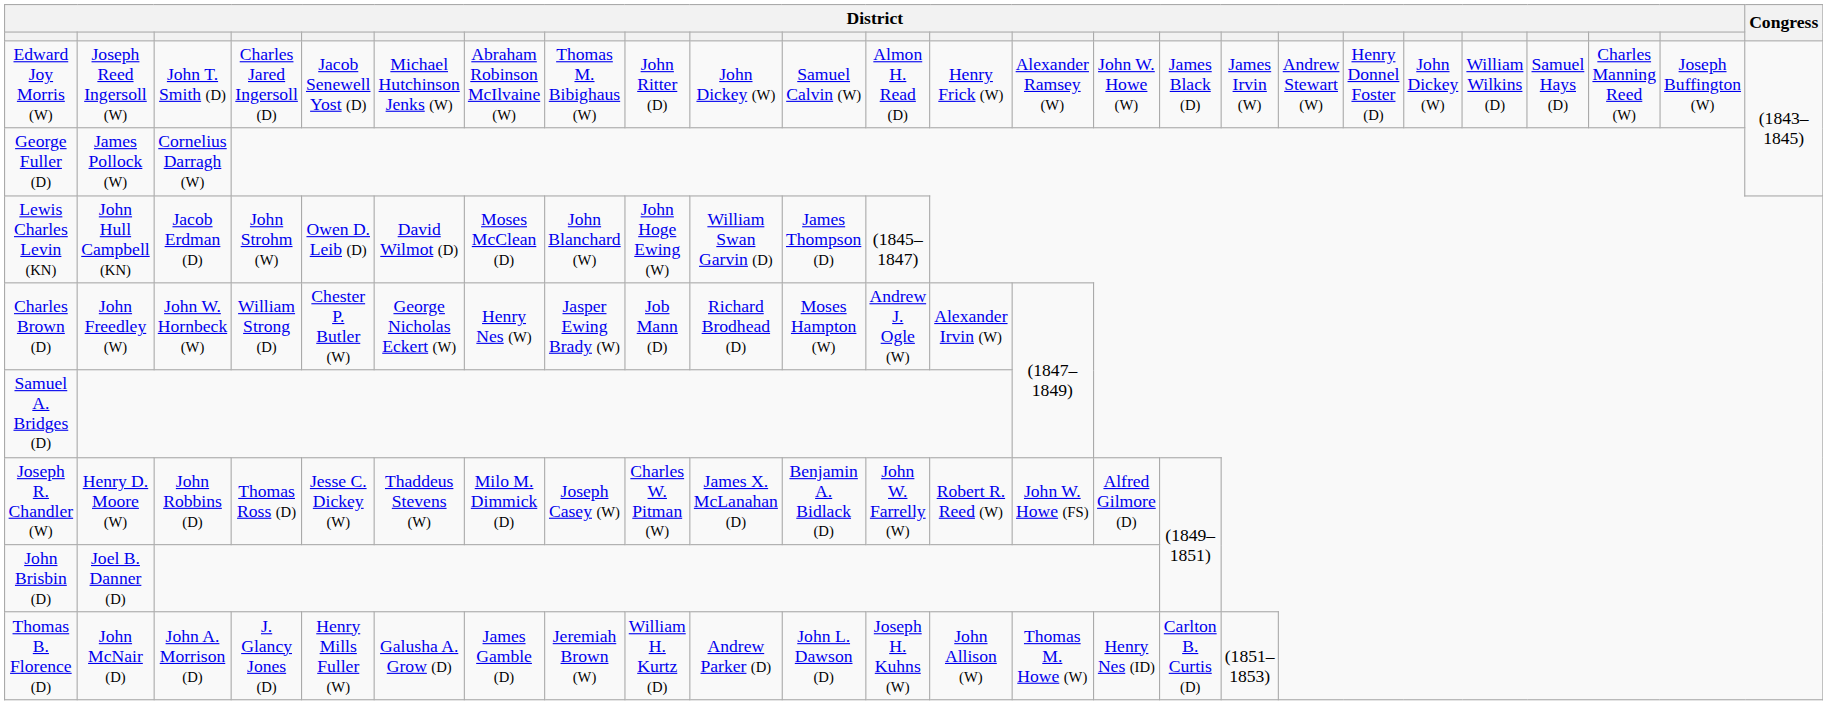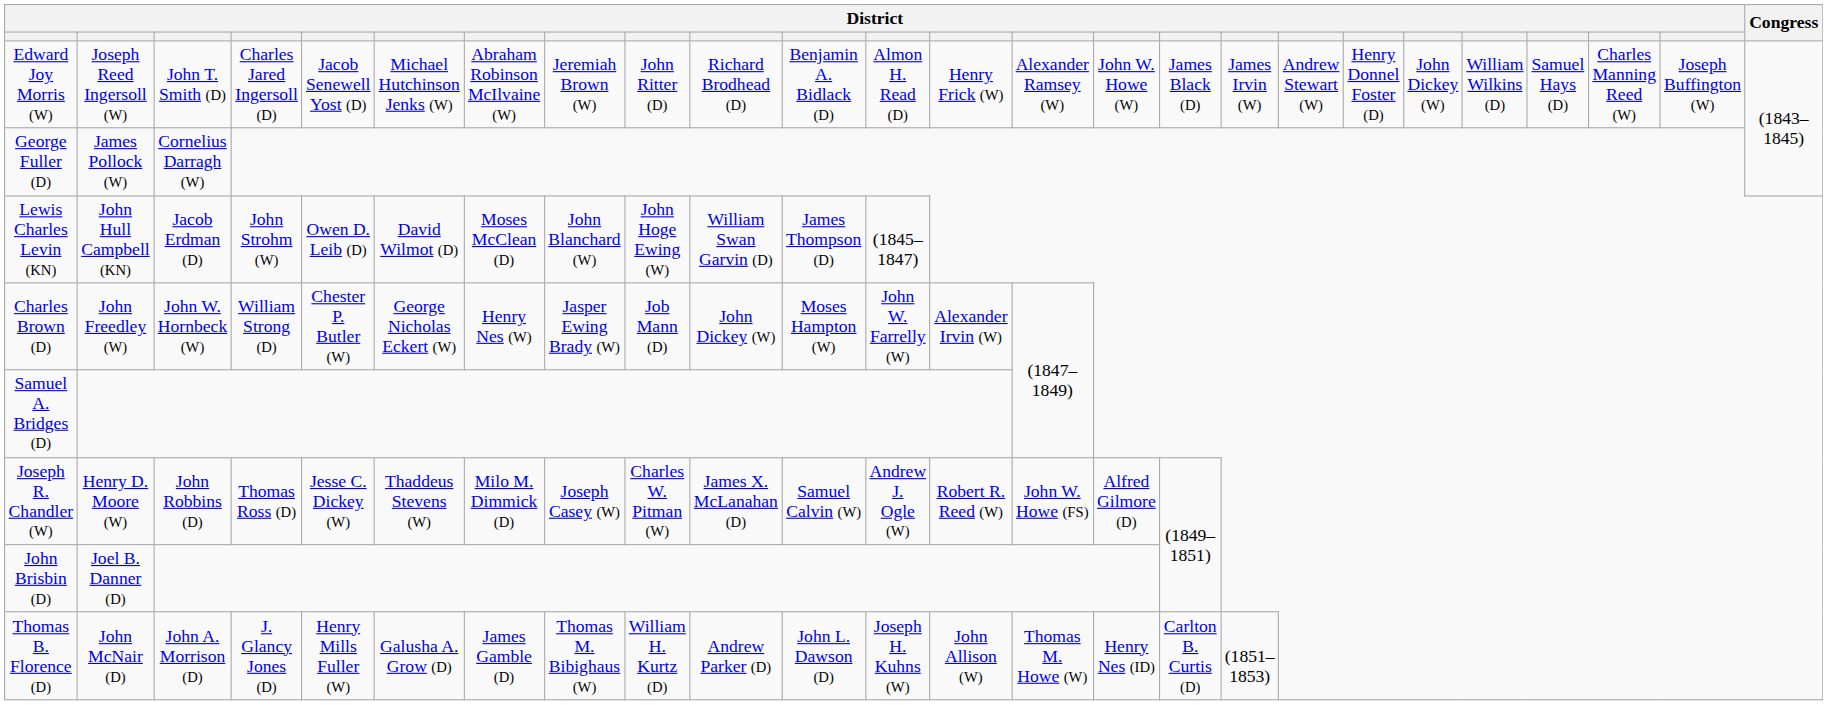(584, 84) Thomas M. Bibighaus (W) -> (584, 84) Jeremiah Brown (W)
(736, 84) John Dickey (W) -> (736, 84) Richard Brodhead (D)
(824, 84) Samuel Calvin (W) -> (824, 84) Benjamin A. Bidlack (D)
(736, 326) Richard Brodhead (D) -> (736, 326) John Dickey (W)
(898, 326) Andrew J. Ogle (W) -> (898, 326) John W. Farrelly (W)
(824, 500) Benjamin A. Bidlack (D) -> (824, 500) Samuel Calvin (W)
(898, 500) John W. Farrelly (W) -> (898, 500) Andrew J. Ogle (W)
(584, 655) Jeremiah Brown (W) -> (584, 655) Thomas M. Bibighaus (W)
